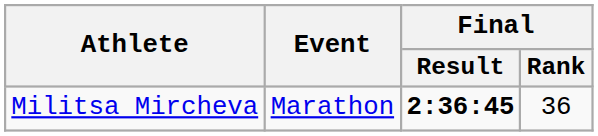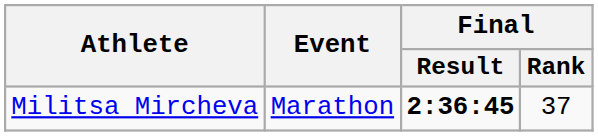(556, 108) 36 -> (556, 108) 37
